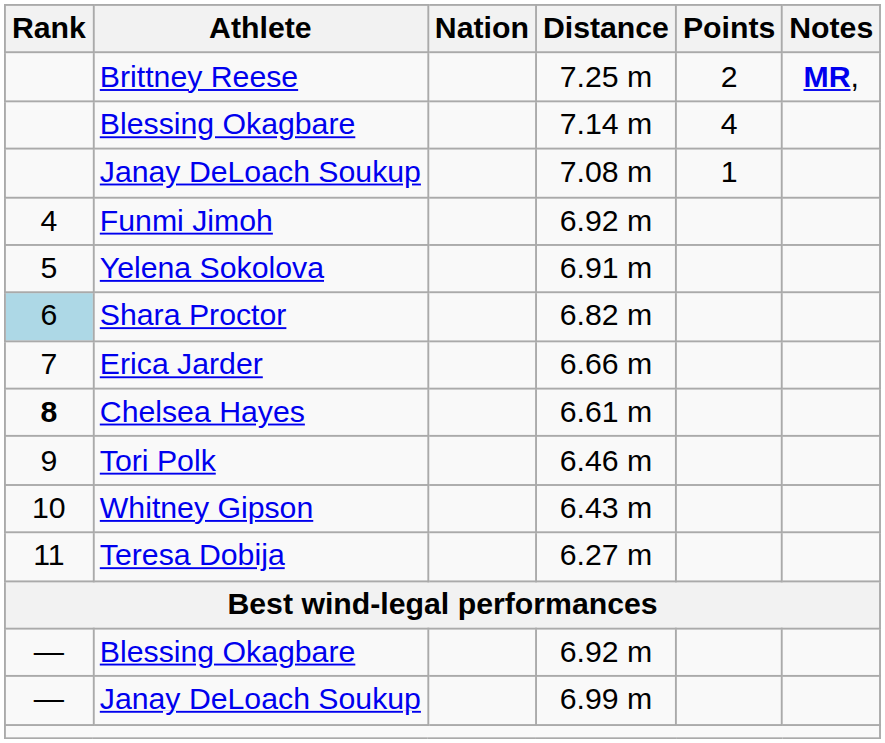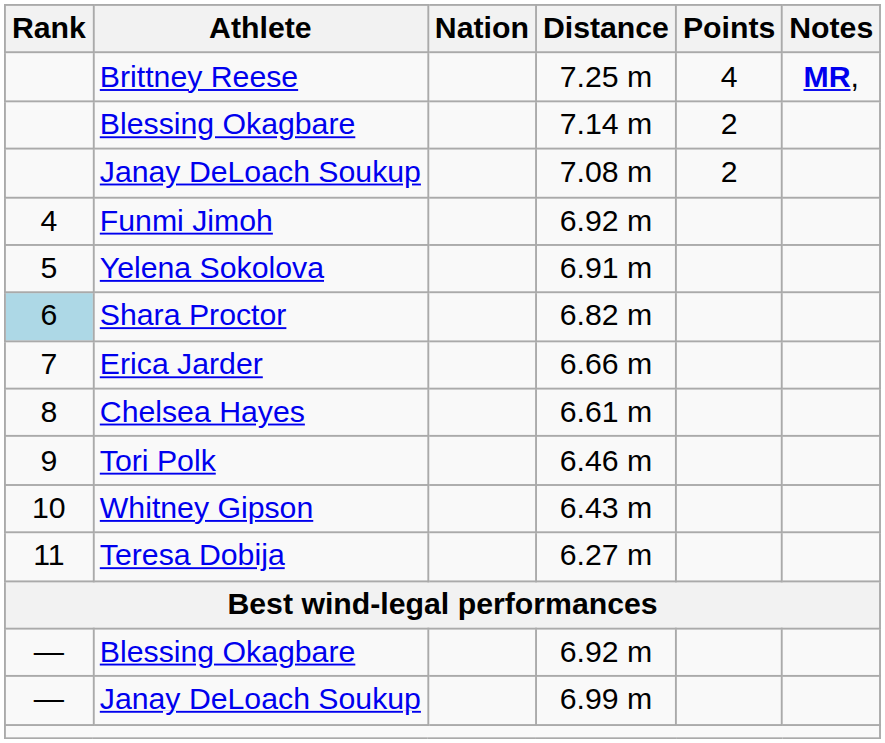(729, 76) 2 -> (729, 76) 4
(729, 124) 4 -> (729, 124) 2
(729, 172) 1 -> (729, 172) 2
(49, 412) bold -> (49, 412) normal
